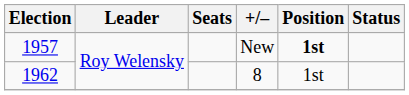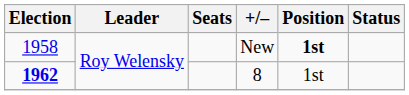(40, 47) 1957 -> (40, 47) 1958
(40, 75) normal -> (40, 75) bold
